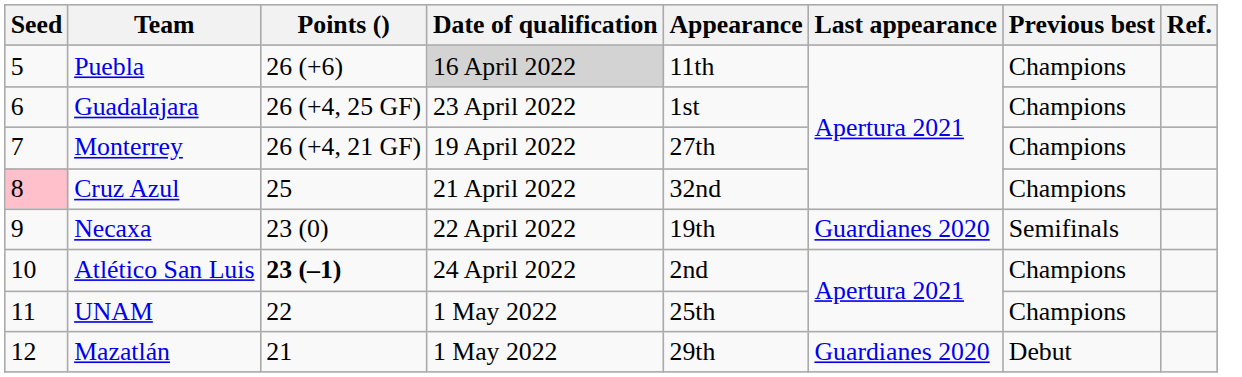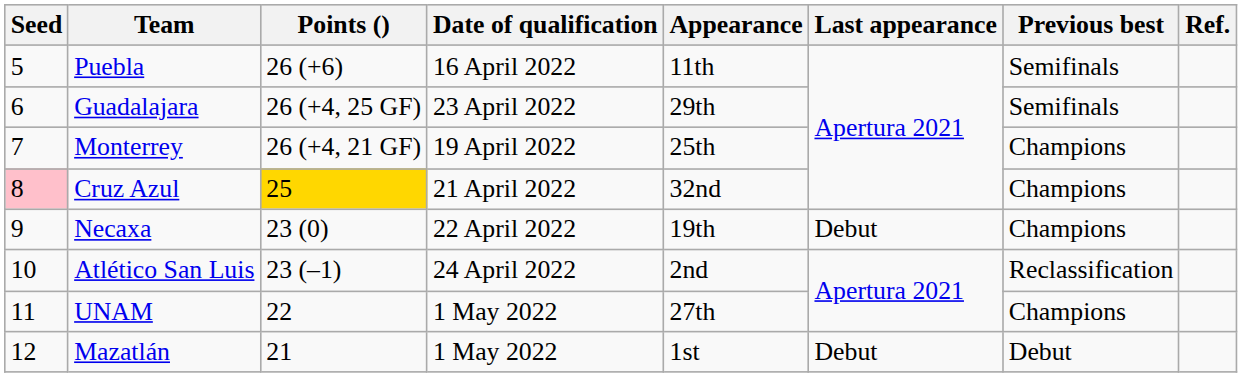(505, 65) lightgrey background -> (505, 65) no background
(1067, 65) Champions -> (1064, 65) Semifinals
(685, 106) 1st -> (692, 106) 29th
(1067, 106) Champions -> (1064, 106) Semifinals
(692, 147) 27th -> (692, 147) 25th
(279, 188) no background -> (279, 188) gold background
(902, 229) Guardianes 2020 -> (846, 229) Debut
(1064, 229) Semifinals -> (1067, 229) Champions
(304, 270) bold -> (304, 270) normal
(1067, 270) Champions -> (1091, 270) Reclassification
(692, 310) 25th -> (692, 310) 27th
(692, 351) 29th -> (685, 351) 1st
(902, 351) Guardianes 2020 -> (846, 351) Debut
